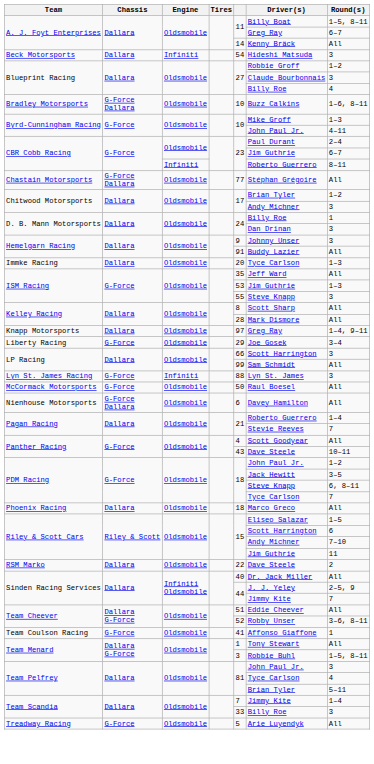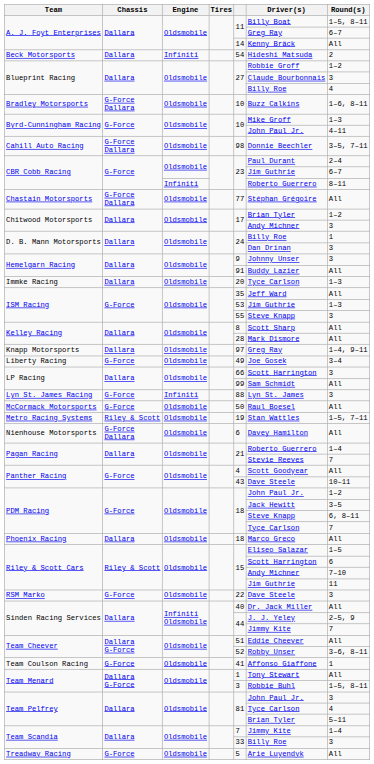(331, 55) 3 -> (331, 55) 2
+ row: (45, 146)
(240, 342) 29 -> (240, 362) 49
+ row: (49, 418)
(119, 565) Dallara -> (119, 596) G-Force
(331, 565) 2 -> (331, 596) 3
